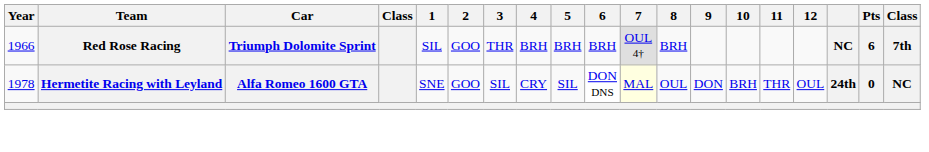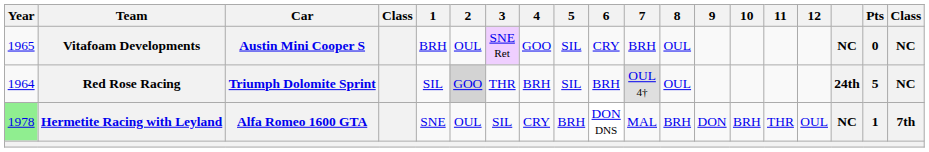+ row: (132, 45)
(21, 45) 1966 -> (21, 83) 1964
(466, 45) no background -> (468, 83) lightgrey background
(568, 45) BRH -> (571, 83) SIL
(673, 45) BRH -> (677, 83) OUL
(843, 45) NC -> (847, 83) 24th
(871, 45) 6 -> (875, 83) 5
(902, 45) 7th -> (906, 83) NC
(21, 83) no background -> (21, 121) lightgreen background
(466, 83) GOO -> (468, 121) OUL
(568, 83) SIL -> (571, 121) BRH
(638, 83) lightyellow background -> (642, 121) no background
(673, 83) OUL -> (677, 121) BRH
(843, 83) 24th -> (847, 121) NC
(871, 83) 0 -> (875, 121) 1
(902, 83) NC -> (906, 121) 7th
